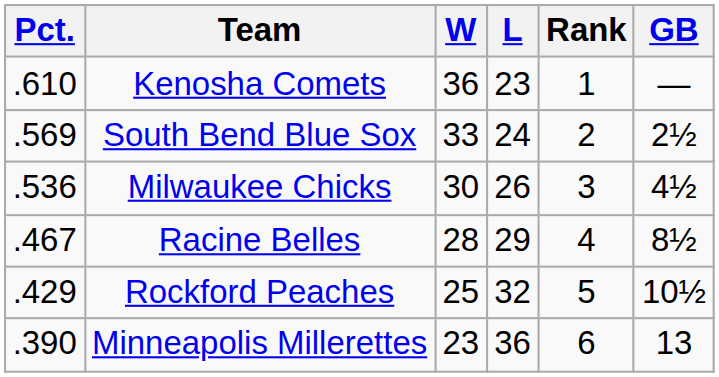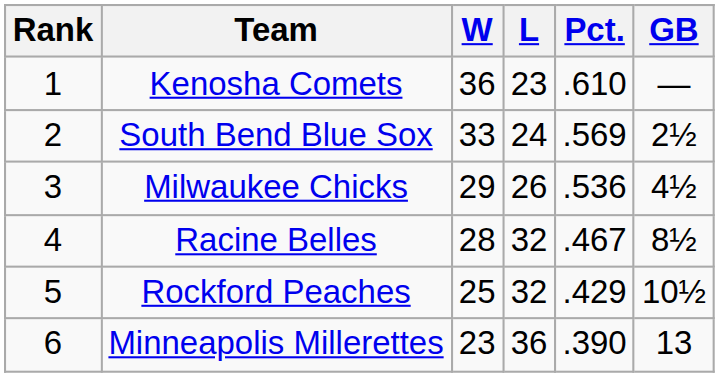columns swapped: (586, 30) <-> (45, 30)
(461, 187) 30 -> (477, 187) 29
(513, 239) 29 -> (529, 239) 32
